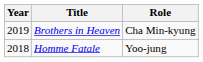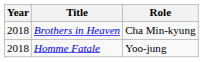(18, 30) 2019 -> (18, 30) 2018
